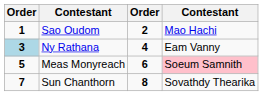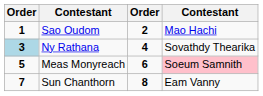(192, 47) Eam Vanny -> (210, 47) Sovathdy Thearika
(210, 82) Sovathdy Thearika -> (192, 82) Eam Vanny
